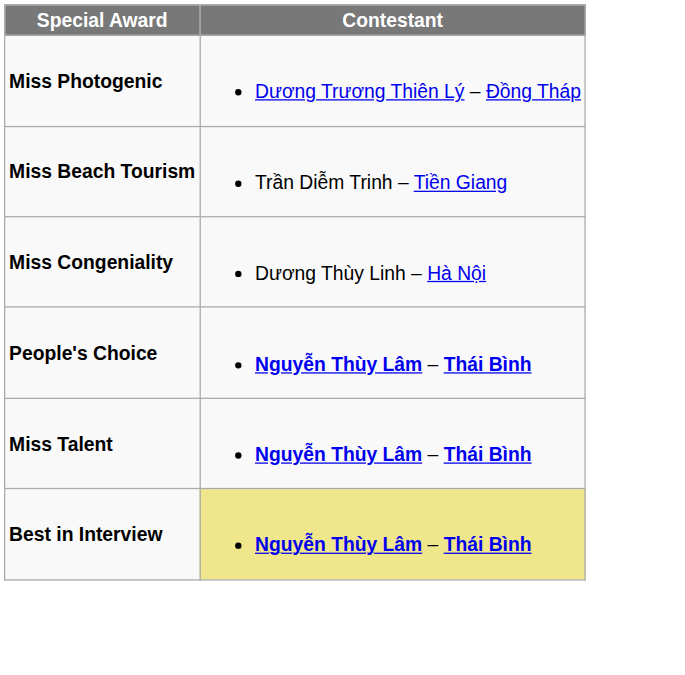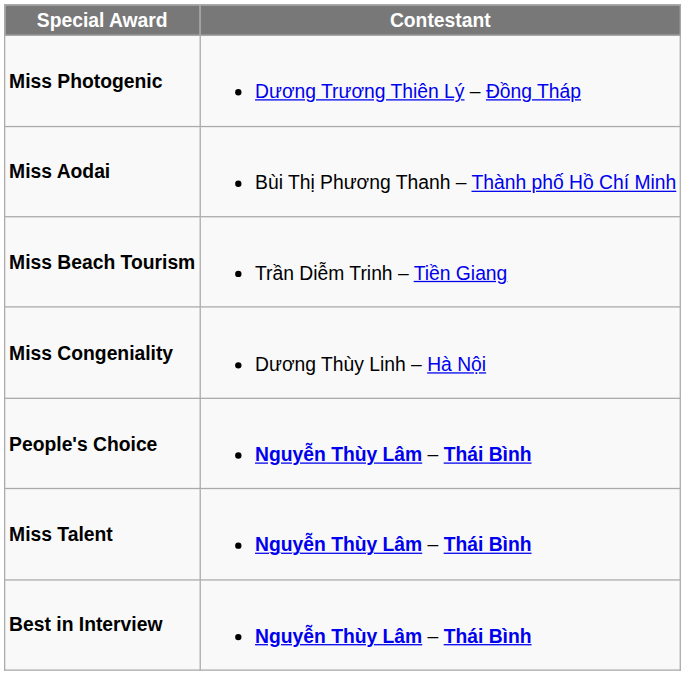+ row: (60, 171)
(393, 545) khaki background -> (440, 636) no background
